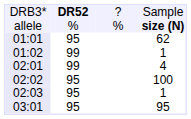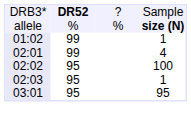- row: (28, 39)
